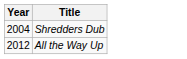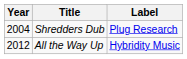+ column: (145, 12)
